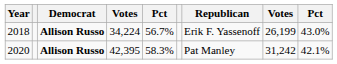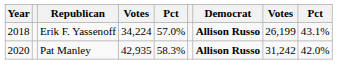columns swapped: (72, 13) <-> (222, 13)
(159, 31) 56.7% -> (171, 31) 57.0%
(315, 31) 43.0% -> (315, 31) 43.1%
(125, 50) 42,395 -> (136, 50) 42,935
(315, 50) 42.1% -> (315, 50) 42.0%
